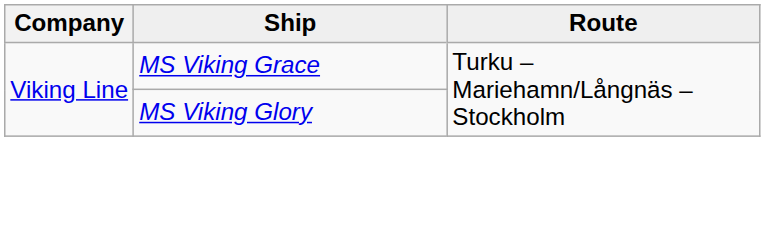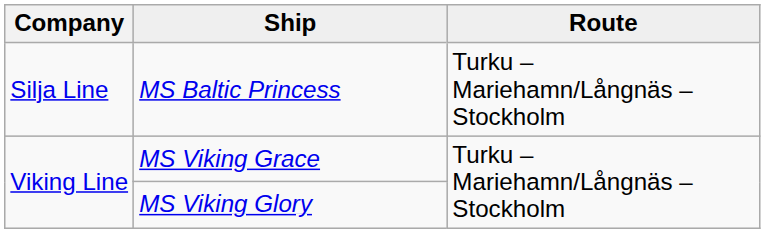+ row: (240, 89)
